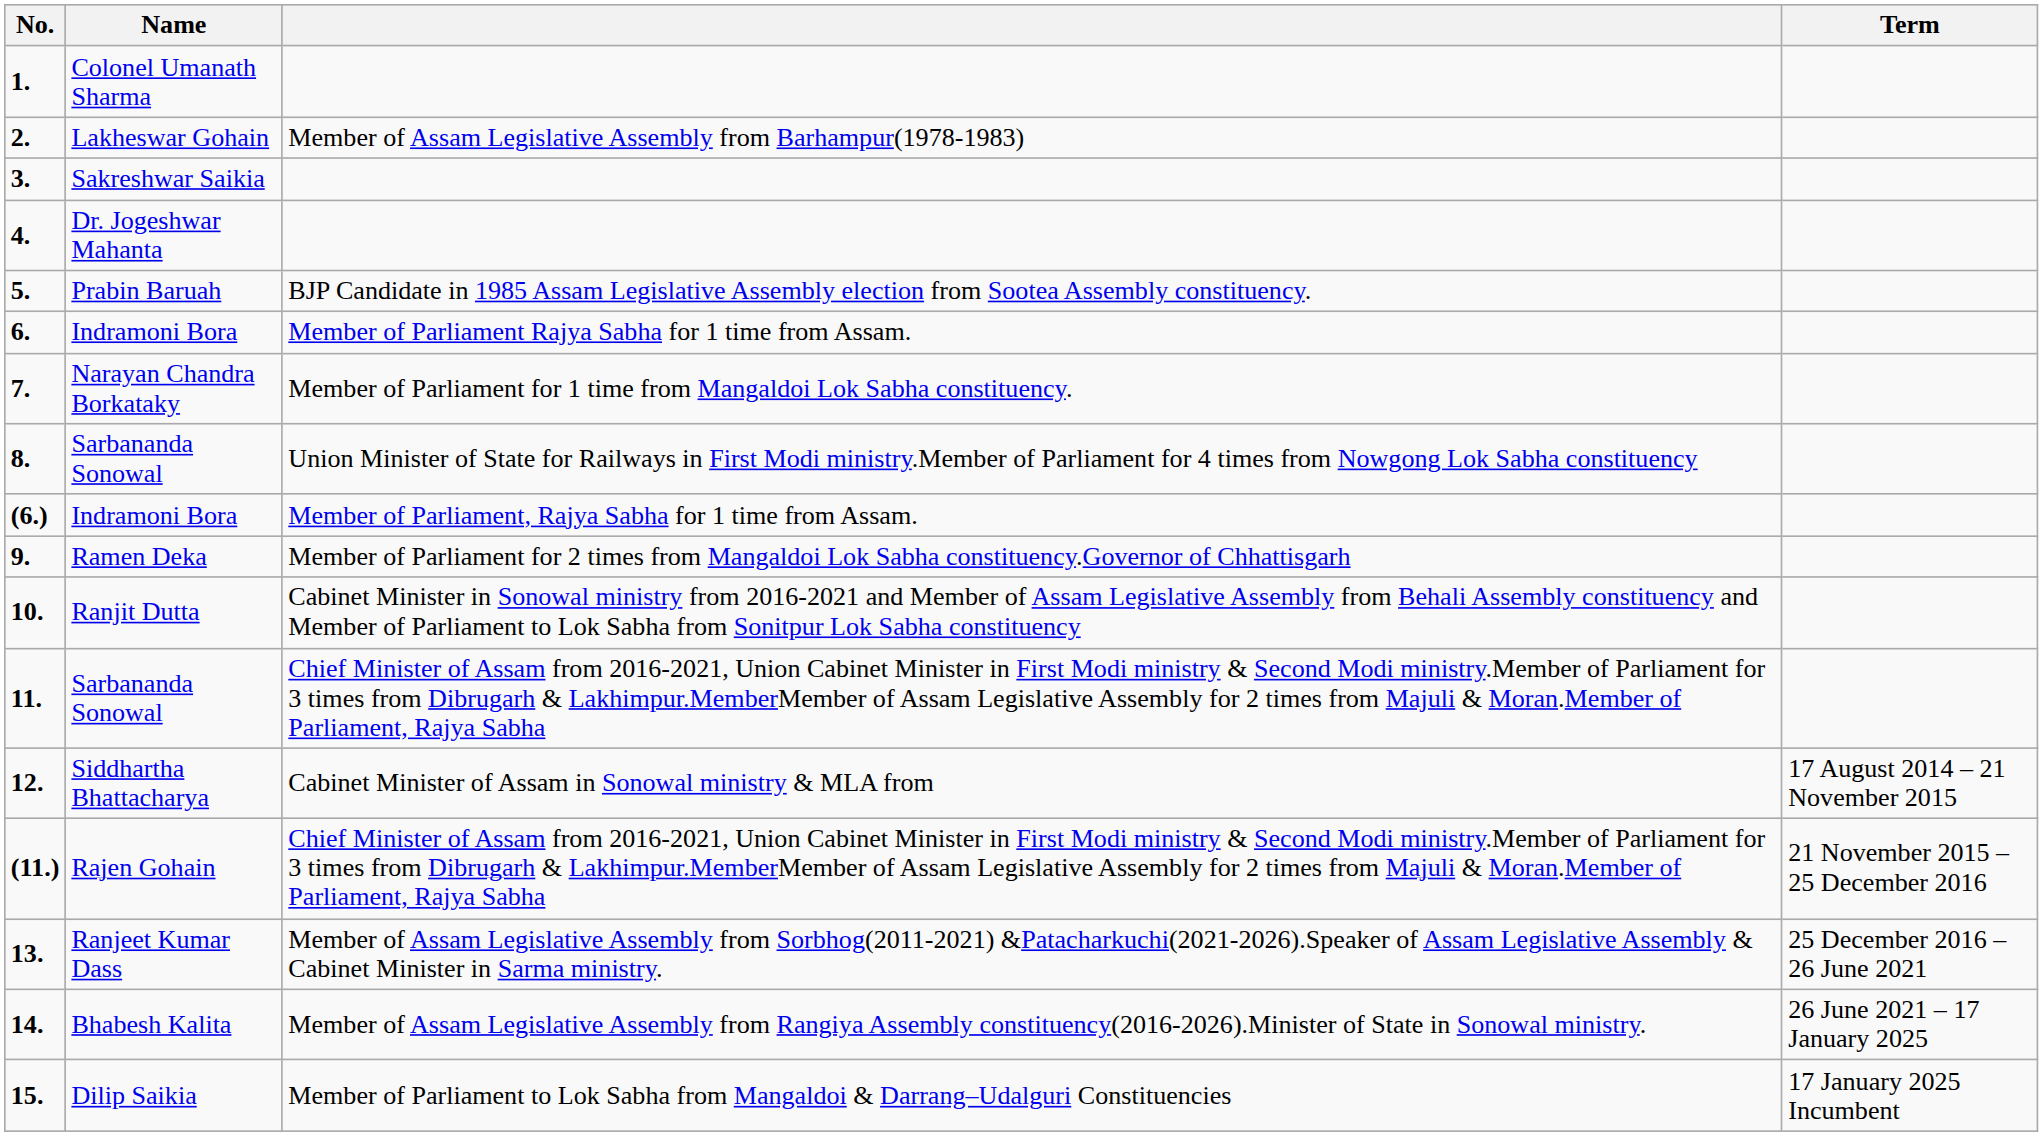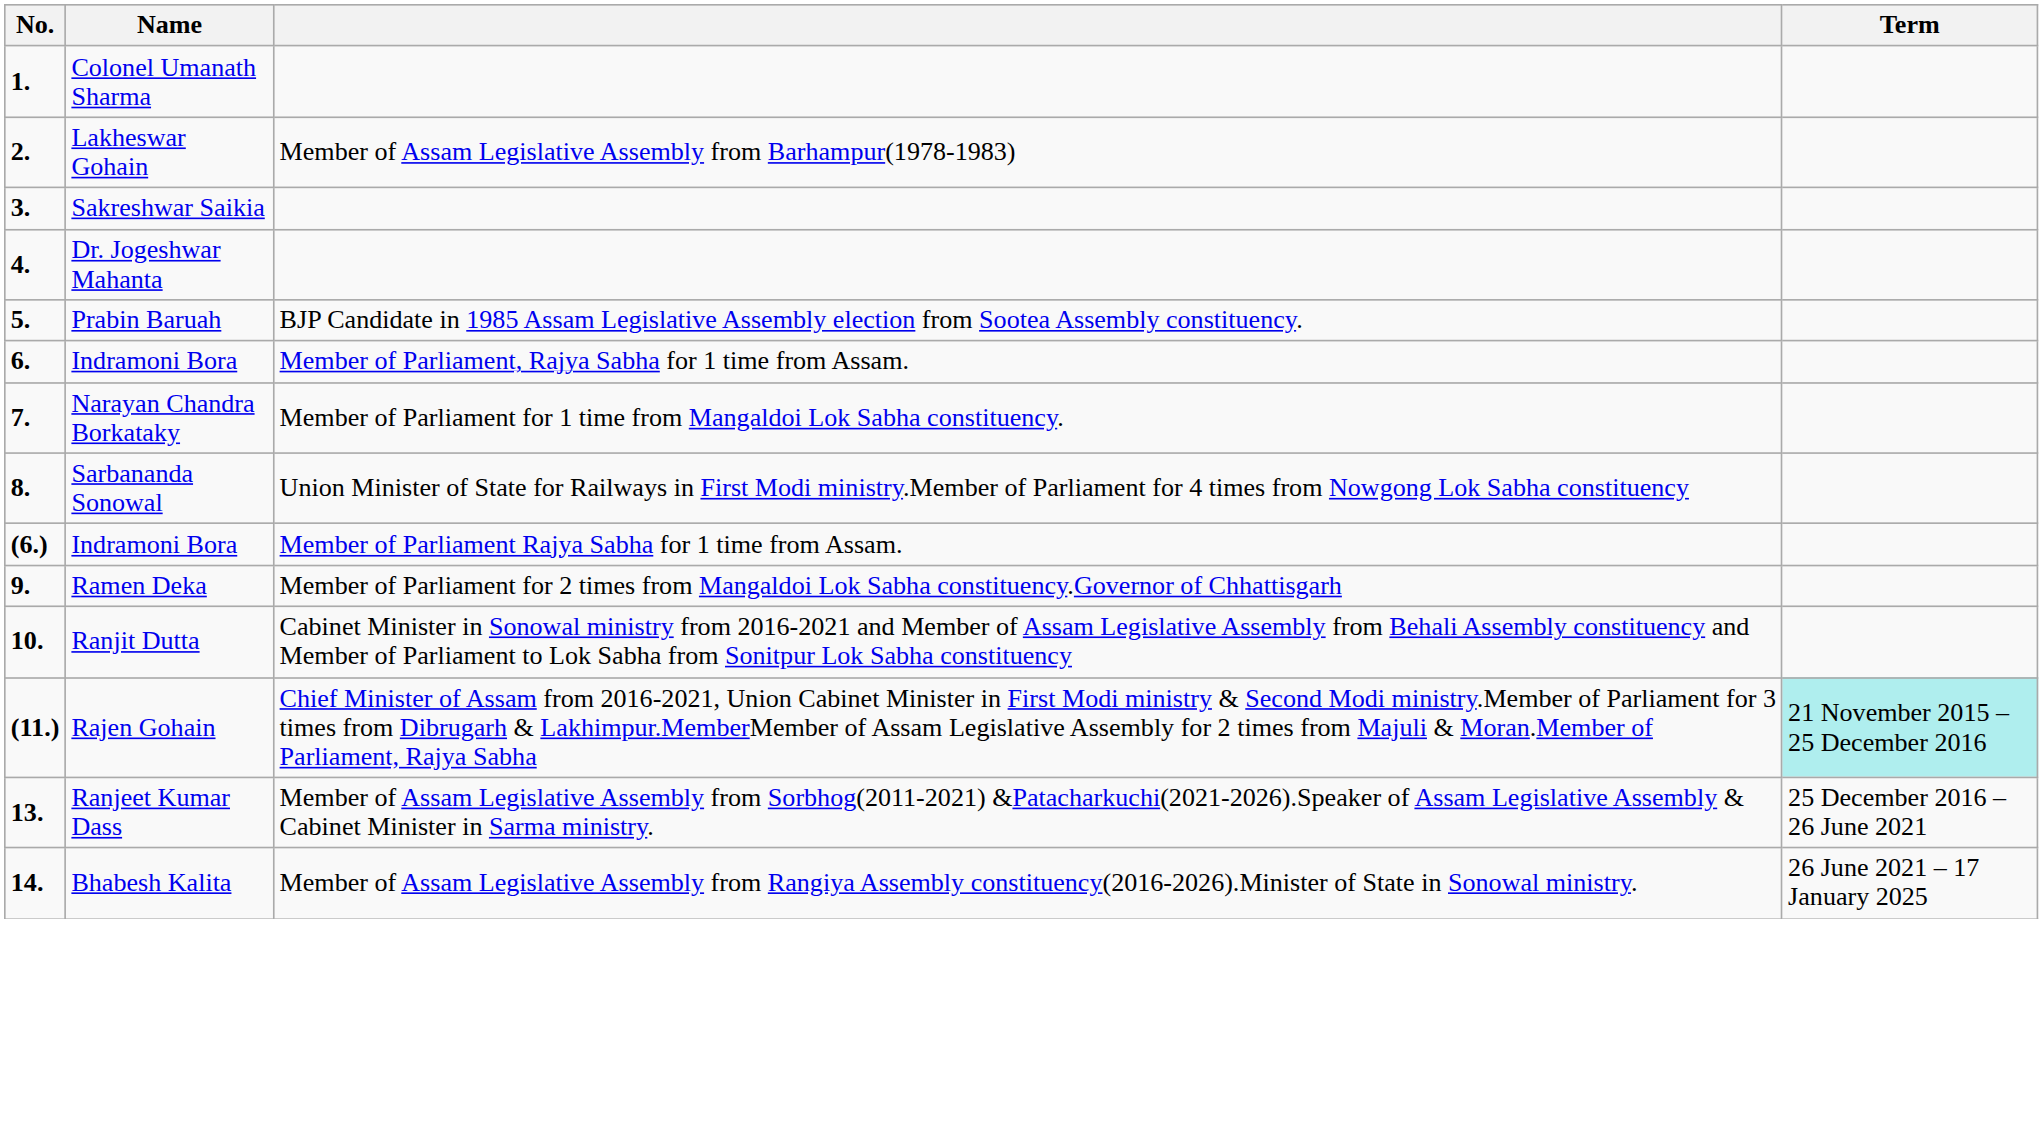(600, 332) Member of Parliament Rajya Sabha for 1 time from Assam. -> (594, 361) Member of Parliament, Rajya Sabha for 1 time from Assam.
(603, 514) Member of Parliament, Rajya Sabha for 1 time from Assam. -> (591, 544) Member of Parliament Rajya Sabha for 1 time from Assam.
- row: (26, 697)
- row: (27, 782)
(1899, 868) no background -> (1899, 726) paleturquoise background
- row: (27, 1095)
